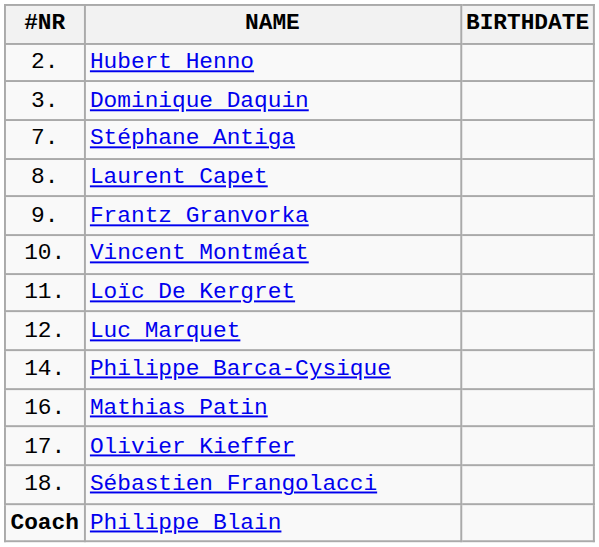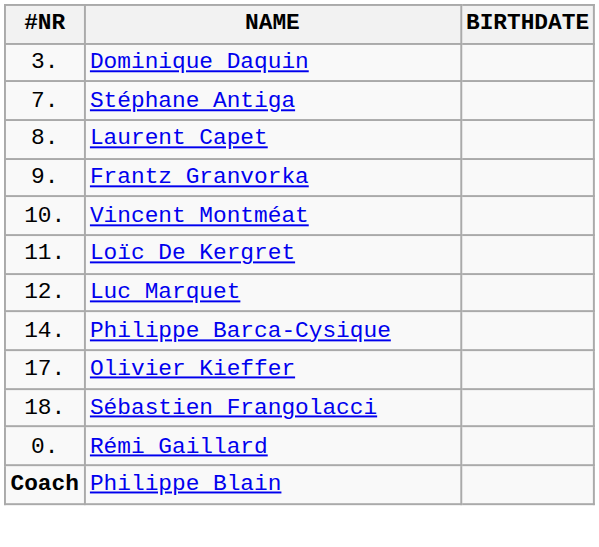- row: (172, 62)
- row: (179, 407)
+ row: (179, 445)
